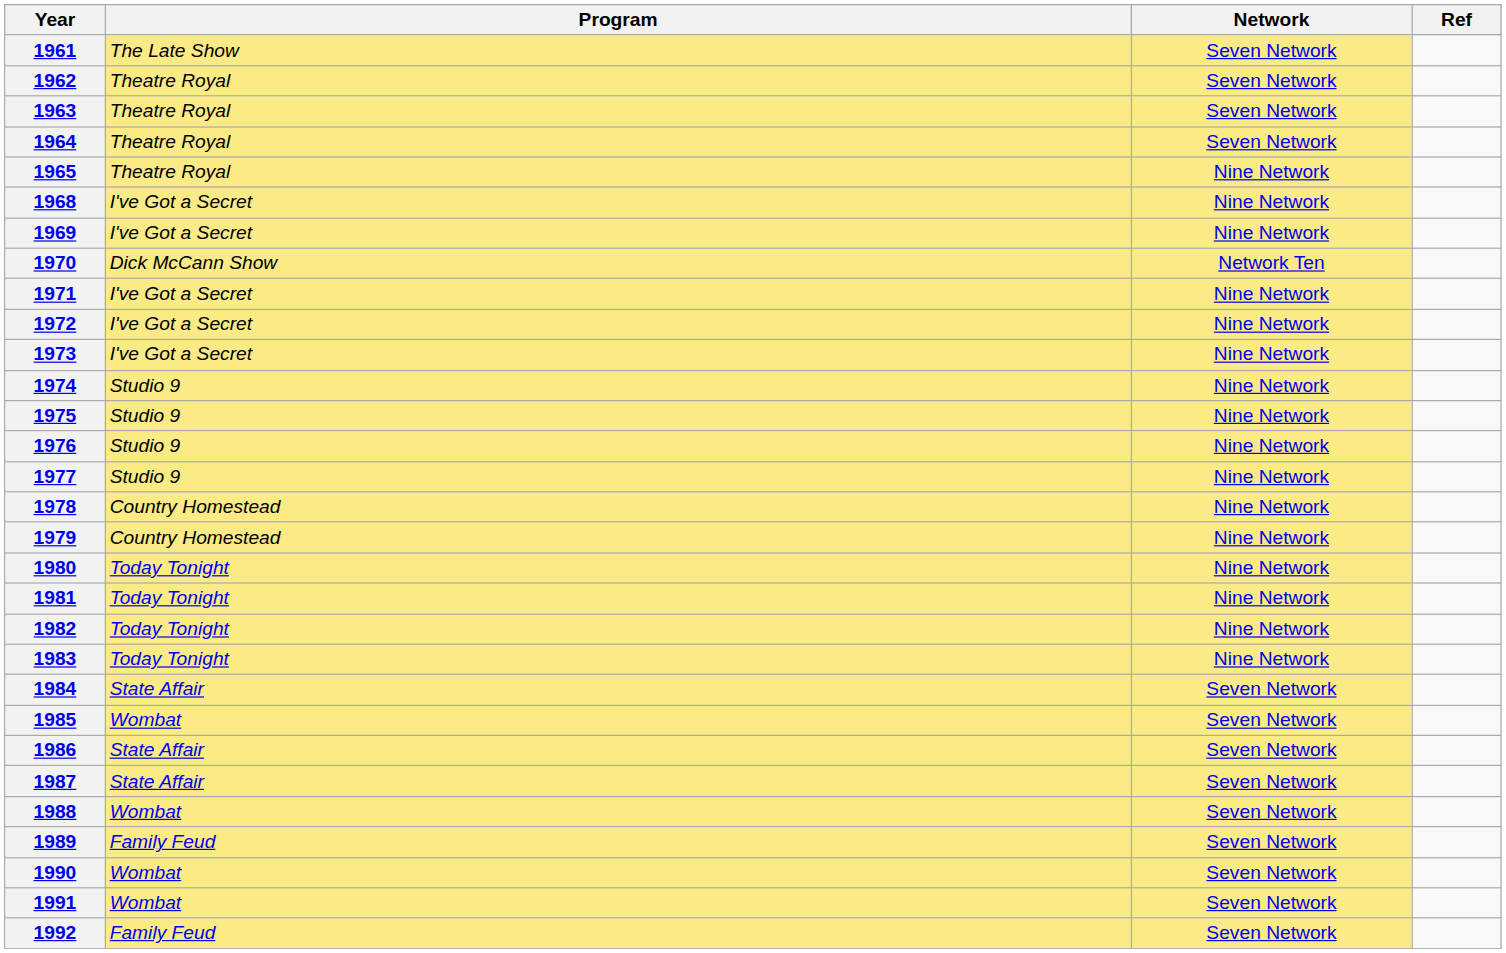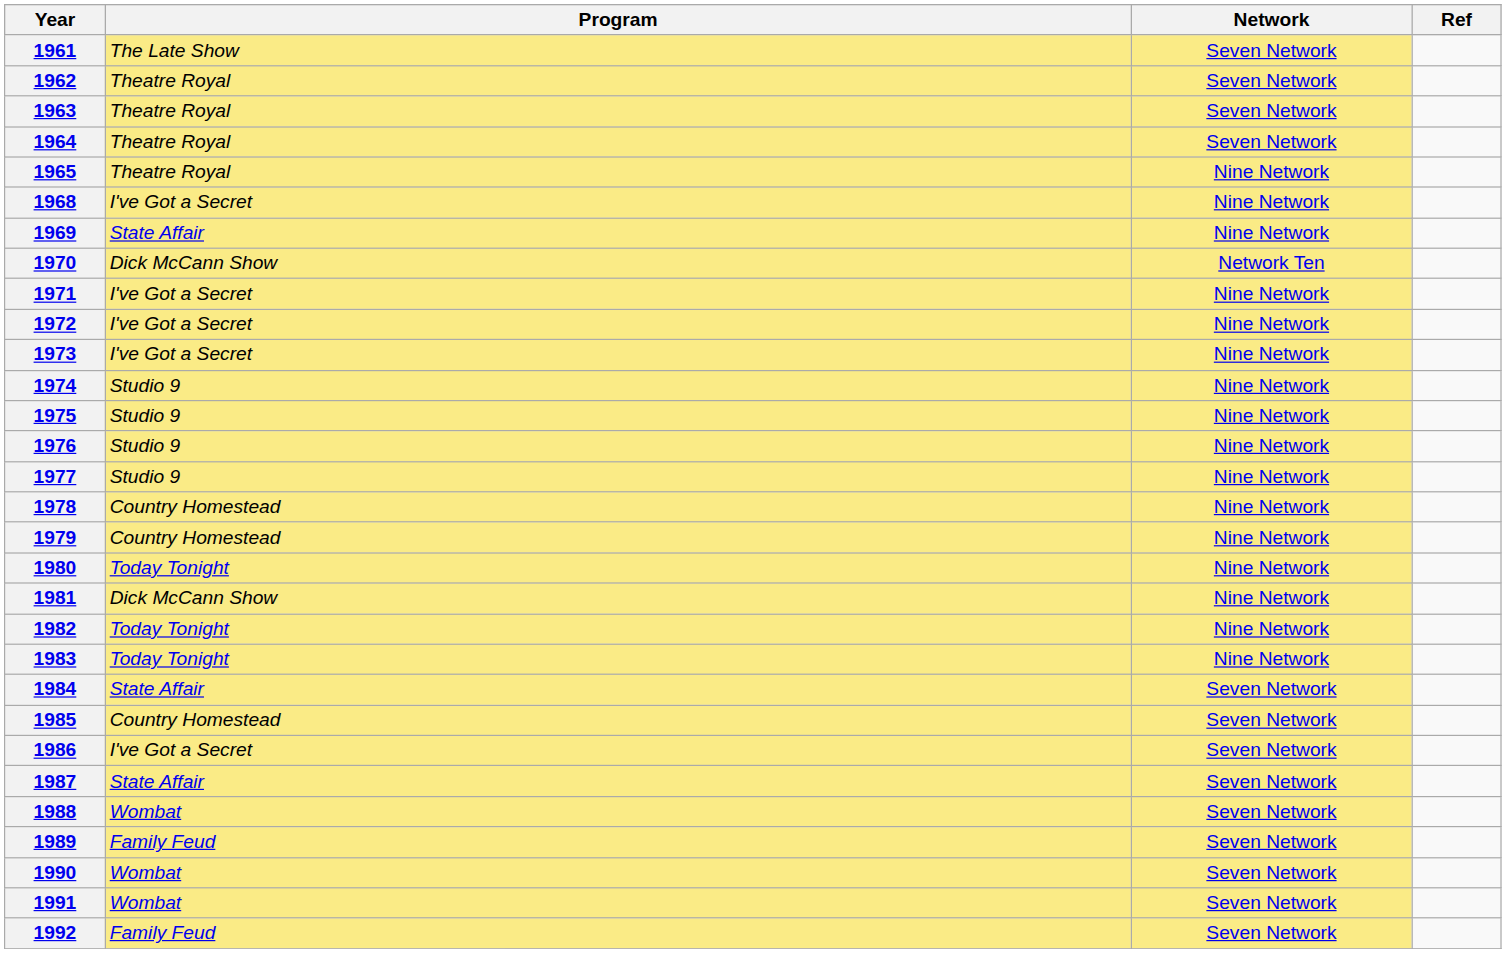(181, 232) I've Got a Secret -> (157, 232) State Affair
(169, 598) Today Tonight -> (193, 598) Dick McCann Show
(145, 720) Wombat -> (195, 720) Country Homestead
(157, 750) State Affair -> (181, 750) I've Got a Secret
